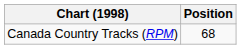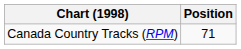(208, 34) 68 -> (208, 34) 71
